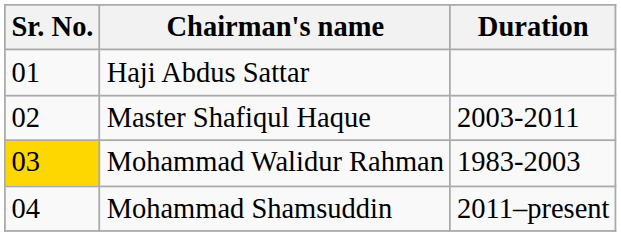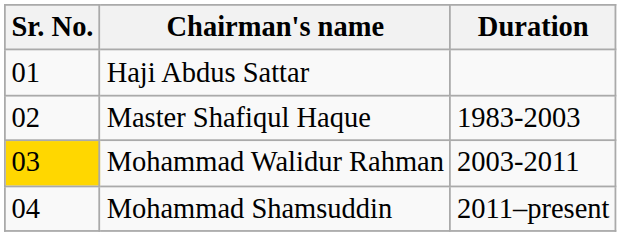(518, 117) 2003-2011 -> (519, 117) 1983-2003
(519, 162) 1983-2003 -> (518, 162) 2003-2011
